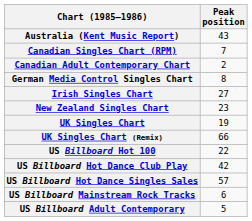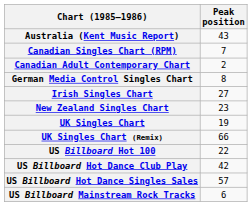- row: (102, 209)
